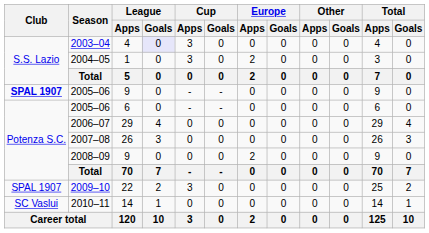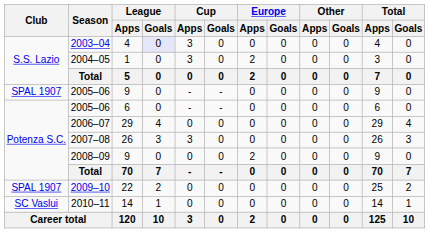(36, 92) bold -> (36, 92) normal
(190, 140) 0 -> (190, 140) 3
(190, 188) 3 -> (190, 188) 0
